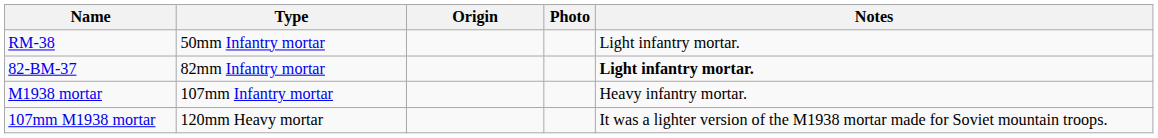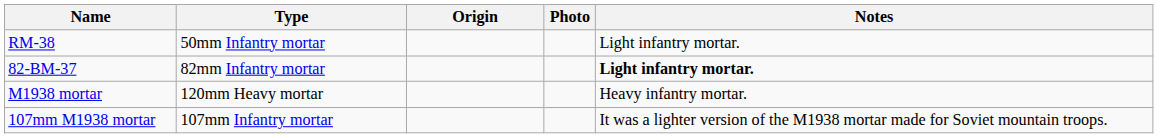(257, 94) 107mm Infantry mortar -> (252, 94) 120mm Heavy mortar
(252, 119) 120mm Heavy mortar -> (257, 119) 107mm Infantry mortar
